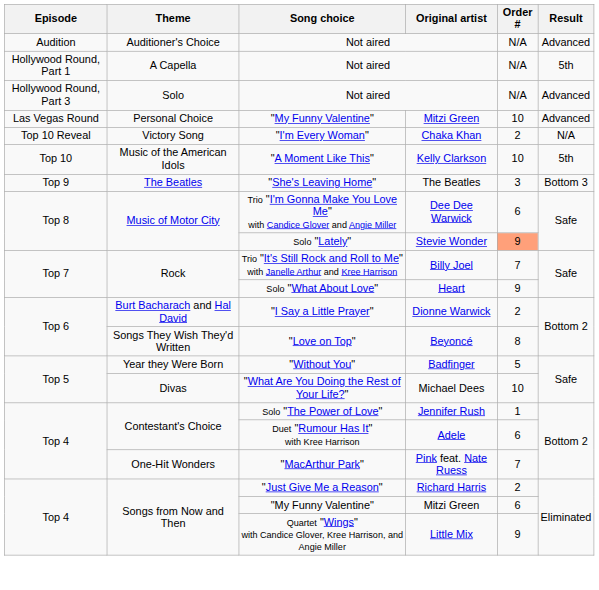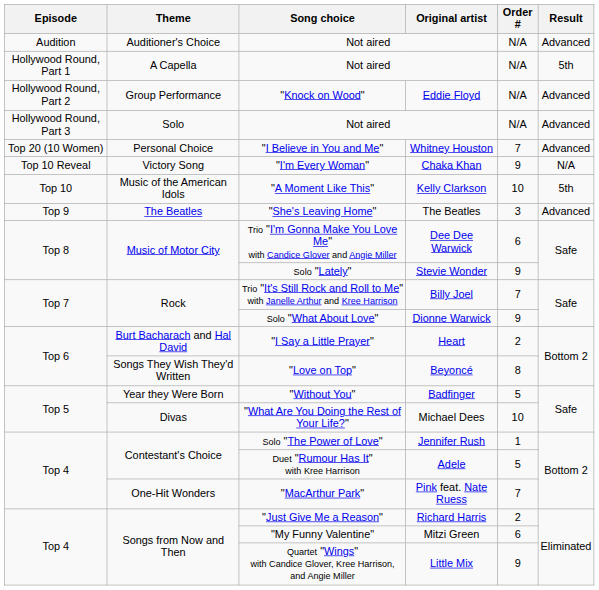+ row: (173, 95)
- row: (173, 118)
+ row: (173, 148)
(518, 136) 2 -> (518, 165) 9
(566, 182) Bottom 3 -> (566, 212) Advanced
(518, 241) lightsalmon background -> (518, 271) no background
(451, 288) Heart -> (452, 318) Dionne Warwick
(451, 311) Dionne Warwick -> (452, 341) Heart
(518, 434) 6 -> (518, 464) 5
